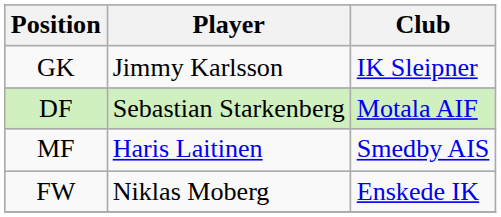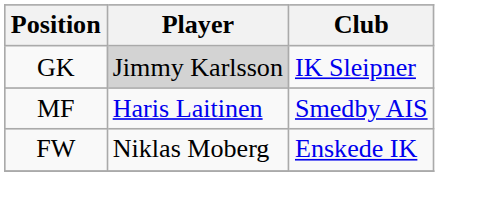(198, 66) no background -> (198, 66) lightgrey background
- row: (56, 107)
